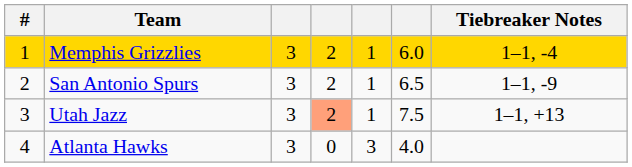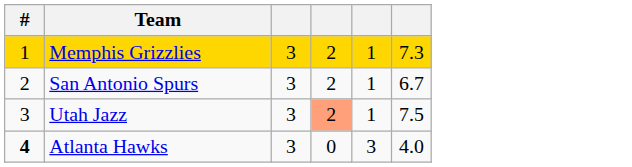- column: (529, 20)
(411, 51) 6.0 -> (411, 51) 7.3
(411, 83) 6.5 -> (411, 83) 6.7
(25, 146) normal -> (25, 146) bold
